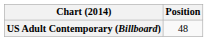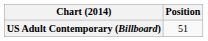(183, 28) 48 -> (183, 28) 51
